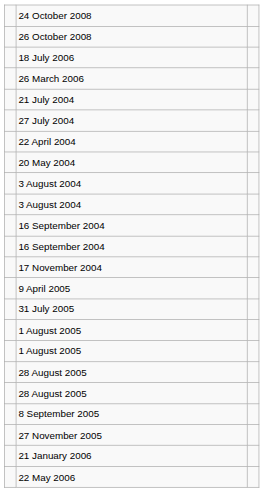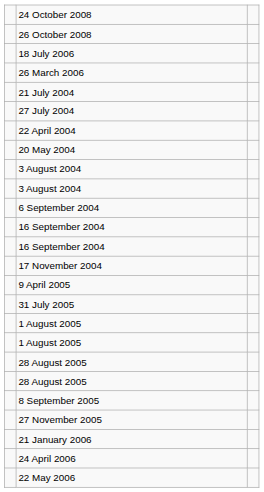+ row: (10, 208)
+ row: (10, 458)
